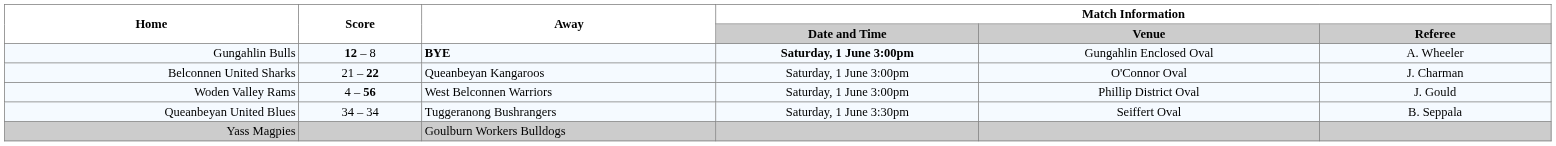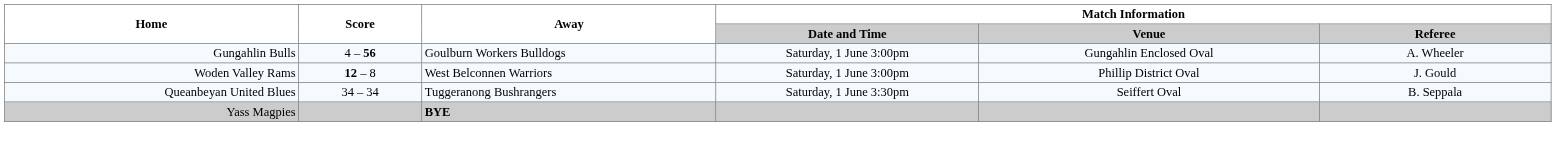(360, 53) 12 – 8 -> (360, 53) 4 – 56
(438, 53) BYE -> (495, 53) Goulburn Workers Bulldogs
(847, 53) bold -> (847, 53) normal
- row: (232, 72)
(360, 92) 4 – 56 -> (360, 72) 12 – 8
(495, 131) Goulburn Workers Bulldogs -> (438, 111) BYE
